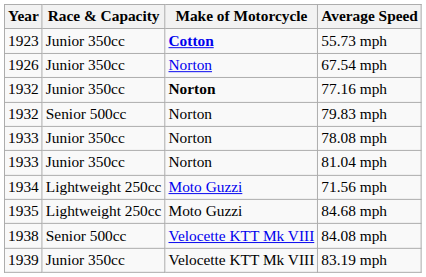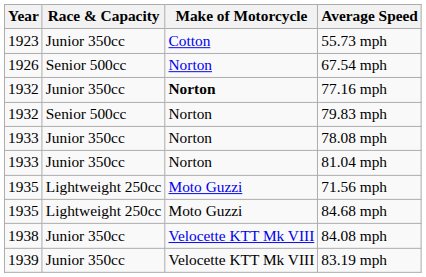(191, 41) bold -> (189, 41) normal
(85, 65) Junior 350cc -> (86, 65) Senior 500cc
(23, 187) 1934 -> (23, 187) 1935
(86, 235) Senior 500cc -> (85, 235) Junior 350cc
